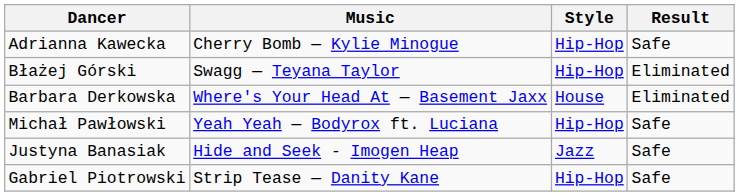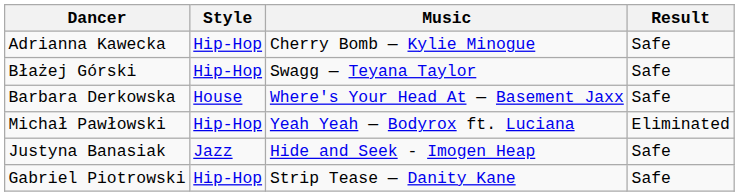columns swapped: (589, 18) <-> (370, 18)
(681, 71) Eliminated -> (651, 71) Safe
(681, 98) Eliminated -> (651, 98) Safe
(651, 125) Safe -> (681, 125) Eliminated
